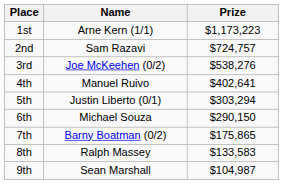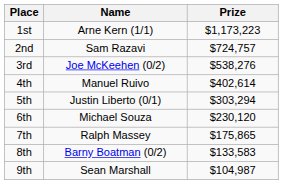(233, 83) $402,641 -> (233, 83) $402,614
(233, 118) $290,150 -> (233, 118) $230,120
(115, 135) Barny Boatman (0/2) -> (115, 135) Ralph Massey
(115, 153) Ralph Massey -> (115, 153) Barny Boatman (0/2)
